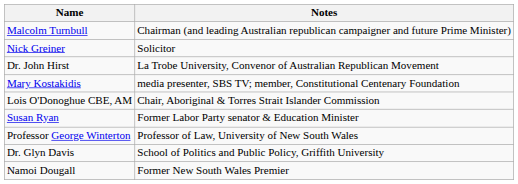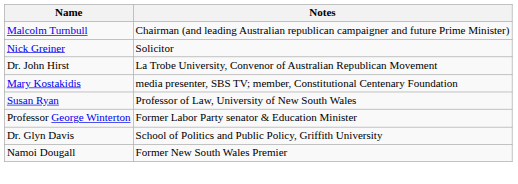- row: (70, 100)
(248, 118) Former Labor Party senator & Education Minister -> (246, 100) Professor of Law, University of New South Wales
(248, 135) Professor of Law, University of New South Wales -> (246, 118) Former Labor Party senator & Education Minister
